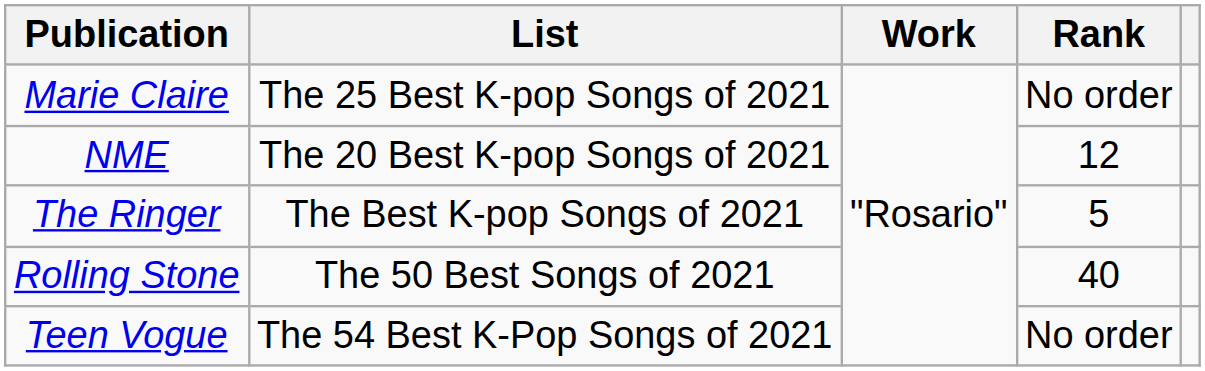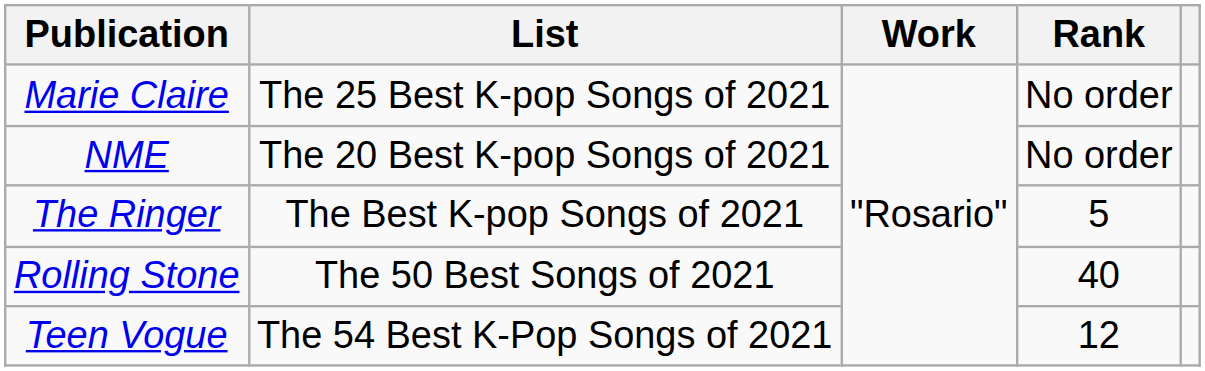(1099, 154) 12 -> (1099, 154) No order
(1099, 335) No order -> (1099, 335) 12
